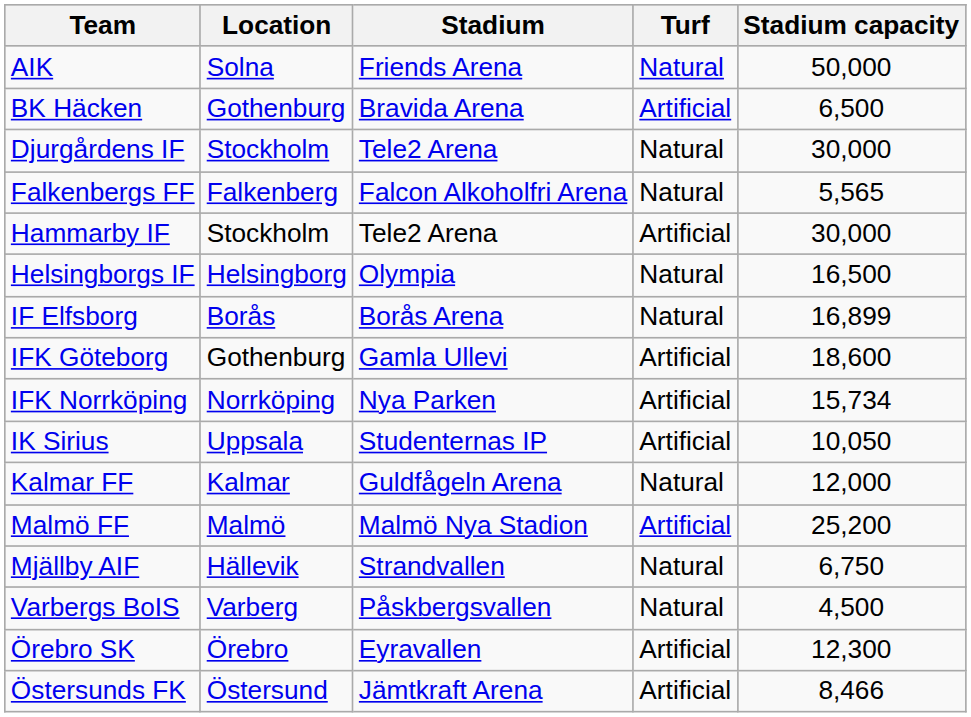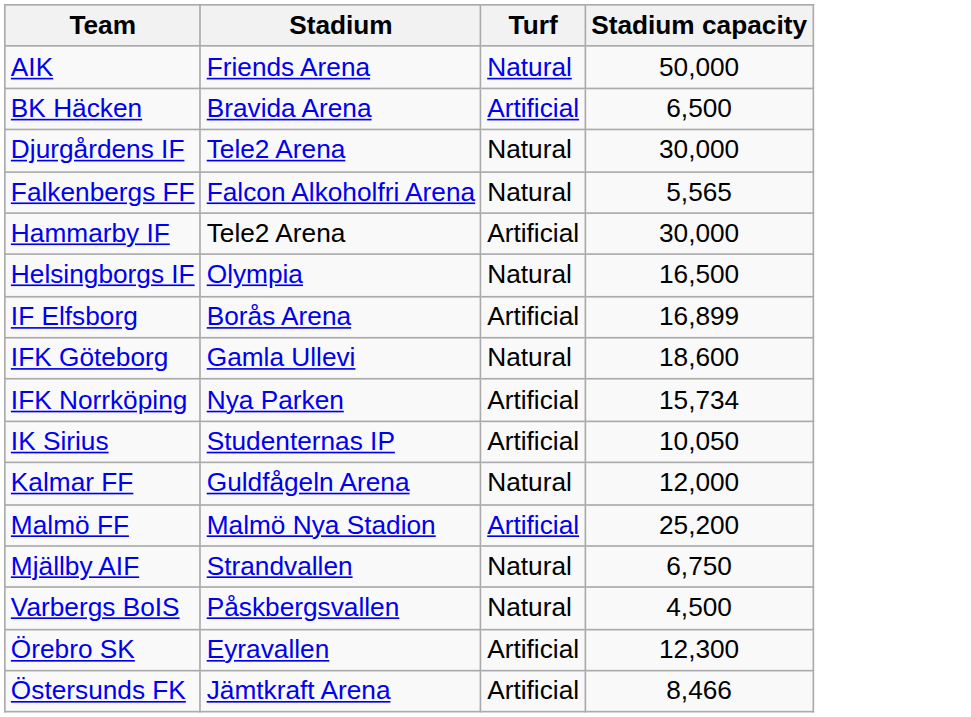- column: (277, 25)
(682, 316) Natural -> (533, 316) Artificial
(685, 358) Artificial -> (530, 358) Natural
